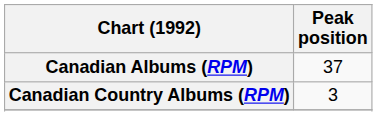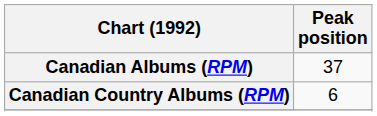(333, 95) 3 -> (333, 95) 6
